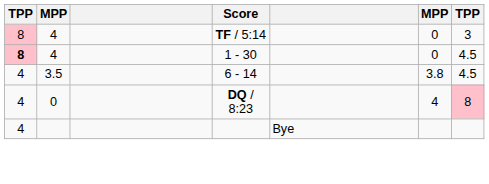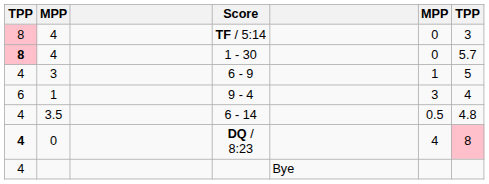(468, 54) 4.5 -> (468, 54) 5.7
+ row: (241, 74)
+ row: (241, 94)
(435, 74) 3.8 -> (435, 114) 0.5
(468, 74) 4.5 -> (468, 114) 4.8
(21, 101) normal -> (21, 141) bold
